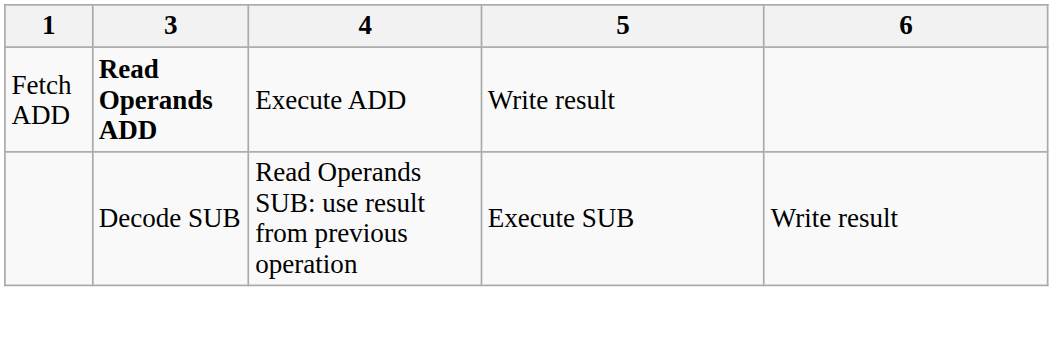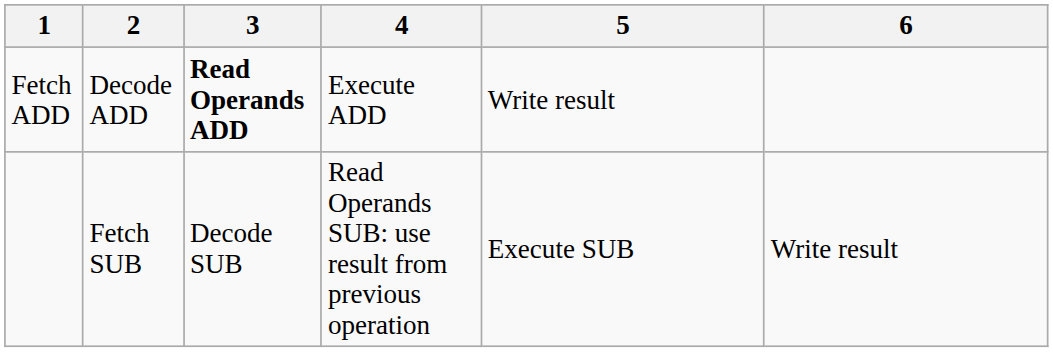+ column: (134, 25)
